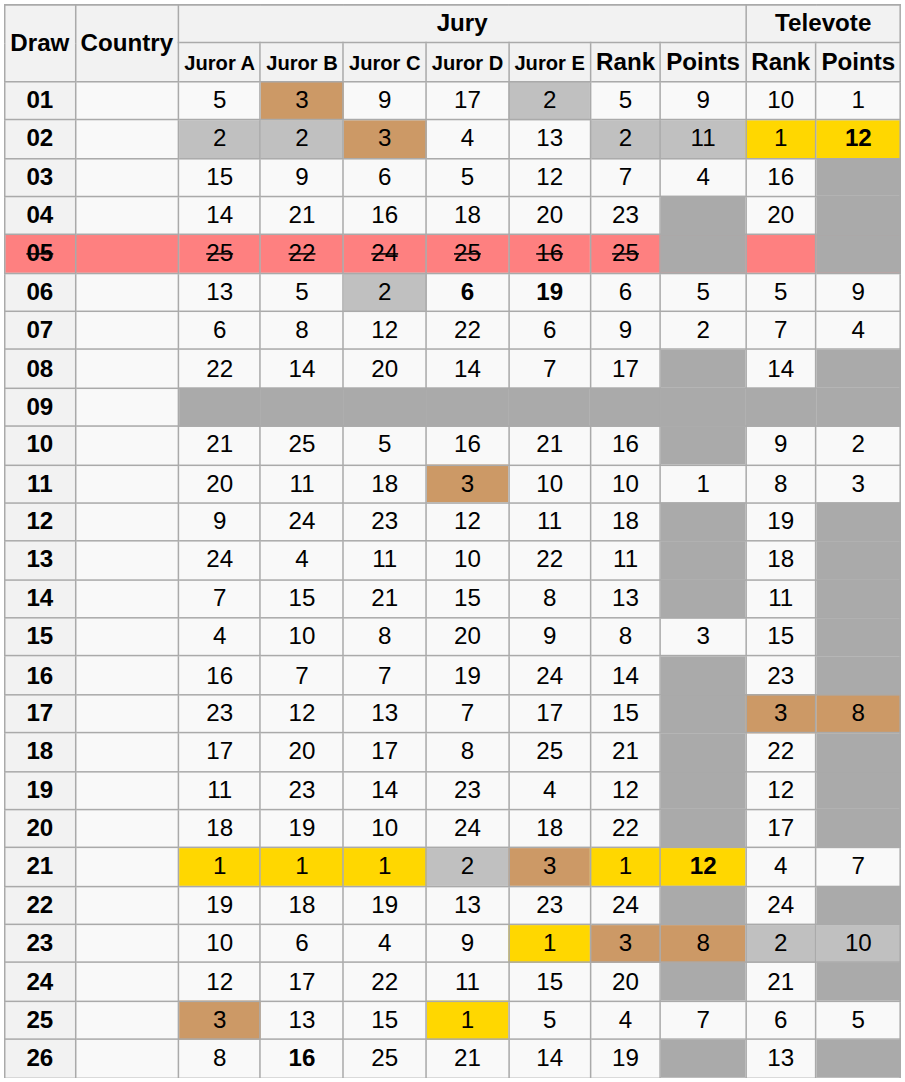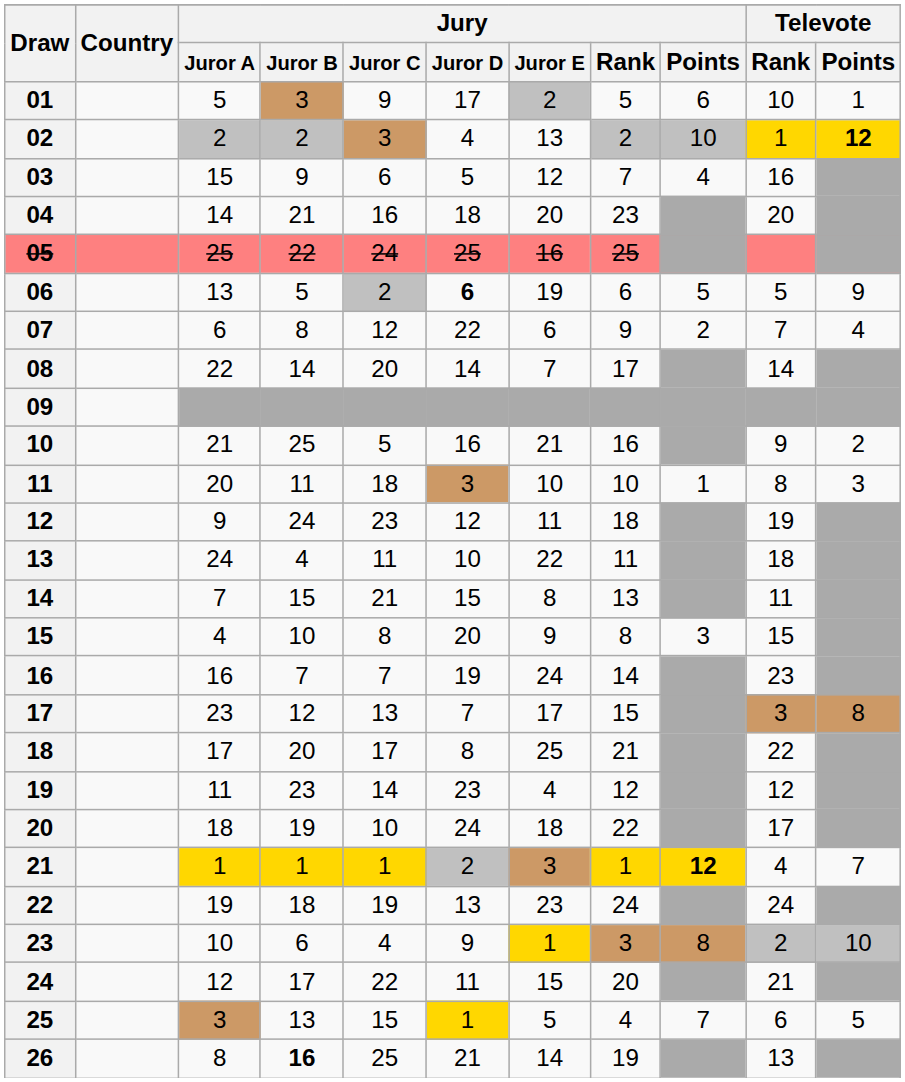(703, 100) 9 -> (703, 100) 6
(703, 138) 11 -> (703, 138) 10
(550, 291) bold -> (550, 291) normal
